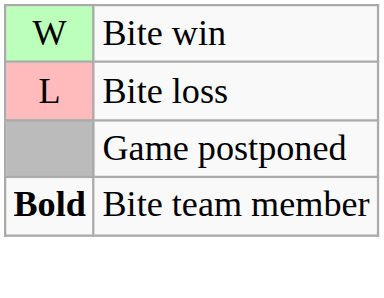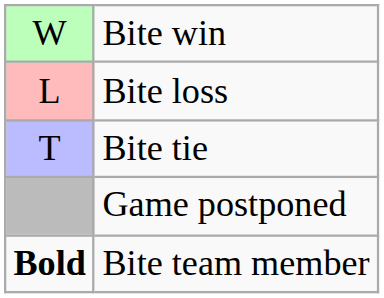+ row: (155, 147)
